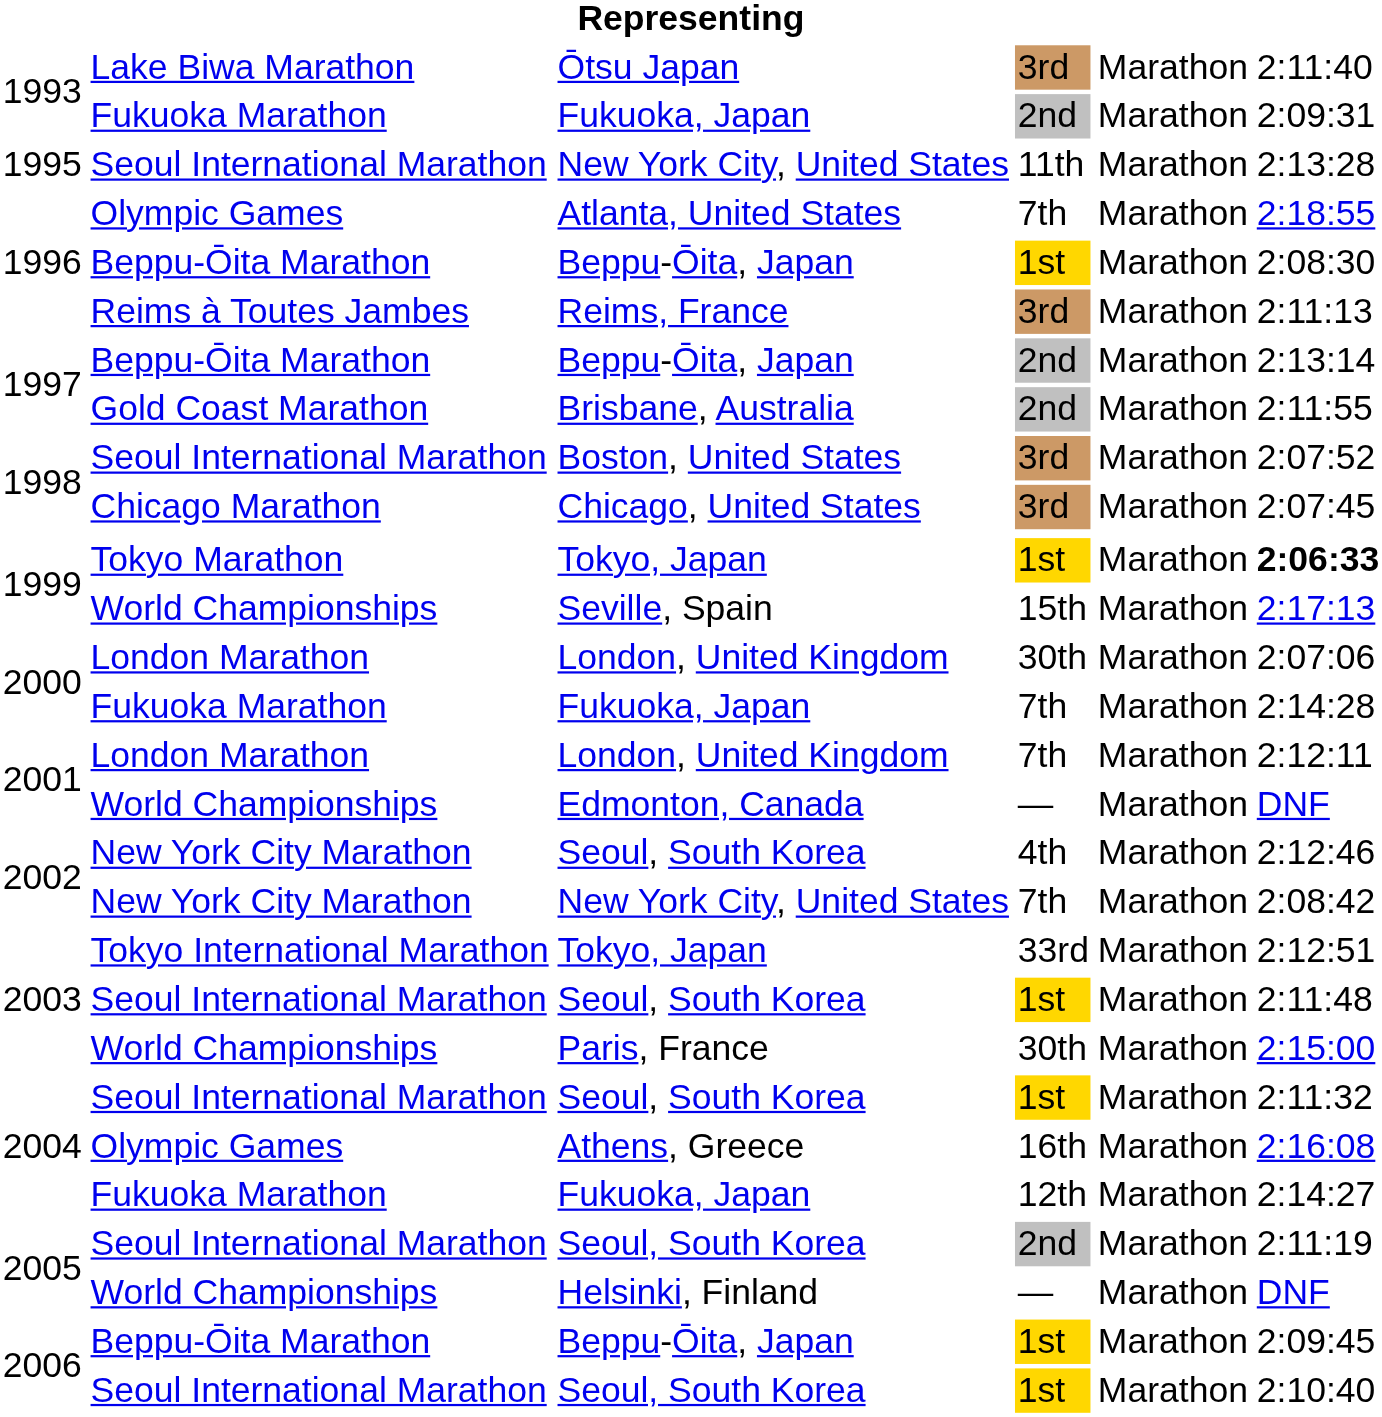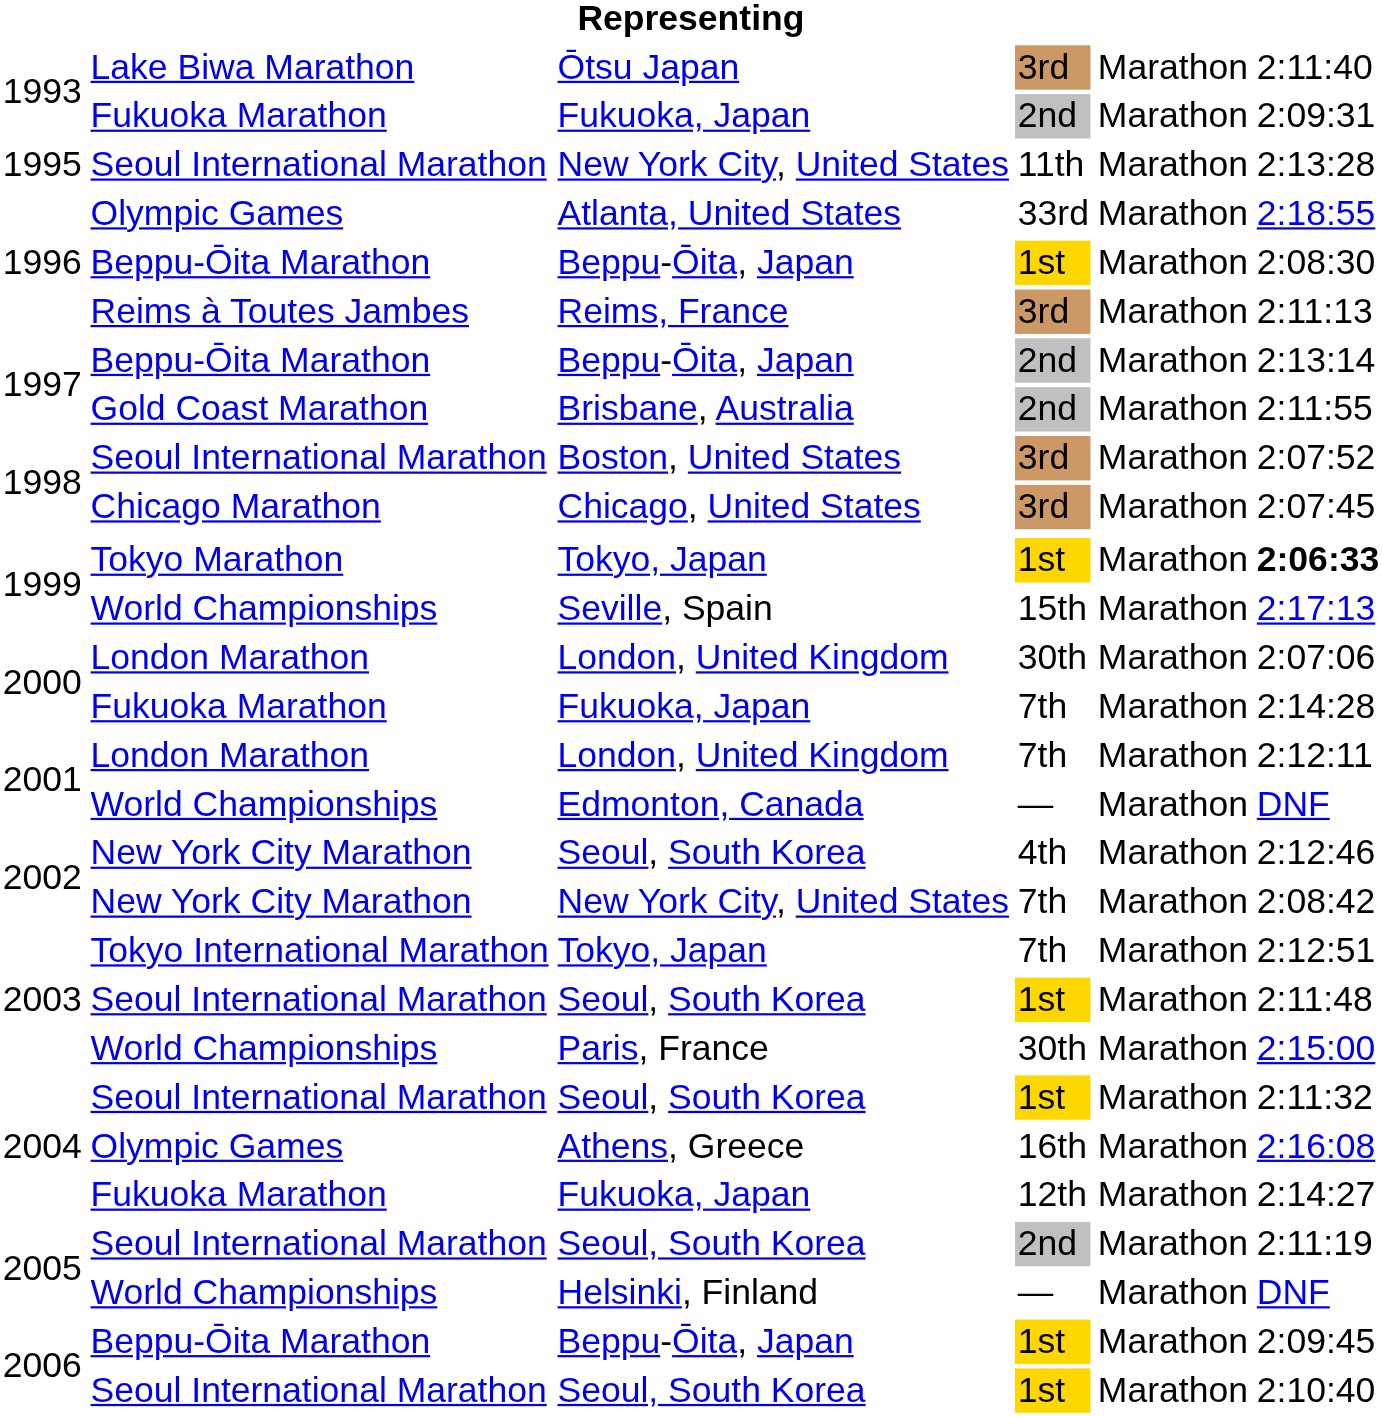(1043, 213) 7th -> (1053, 213) 33rd
(1053, 950) 33rd -> (1043, 950) 7th
